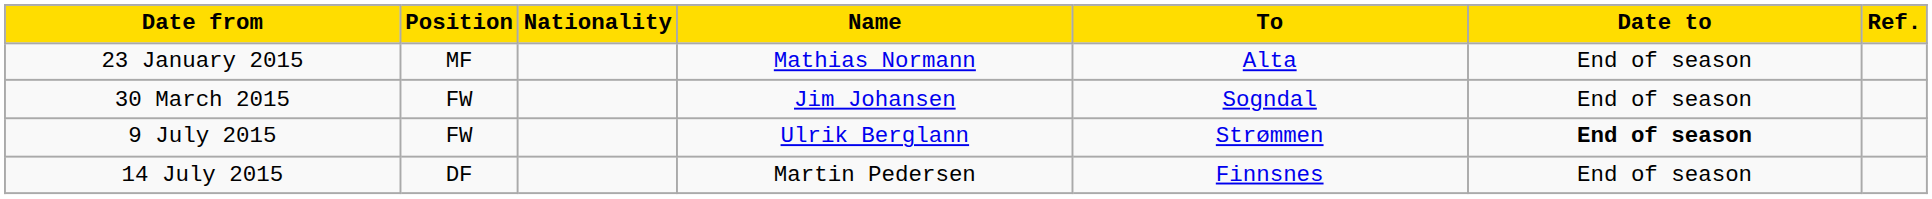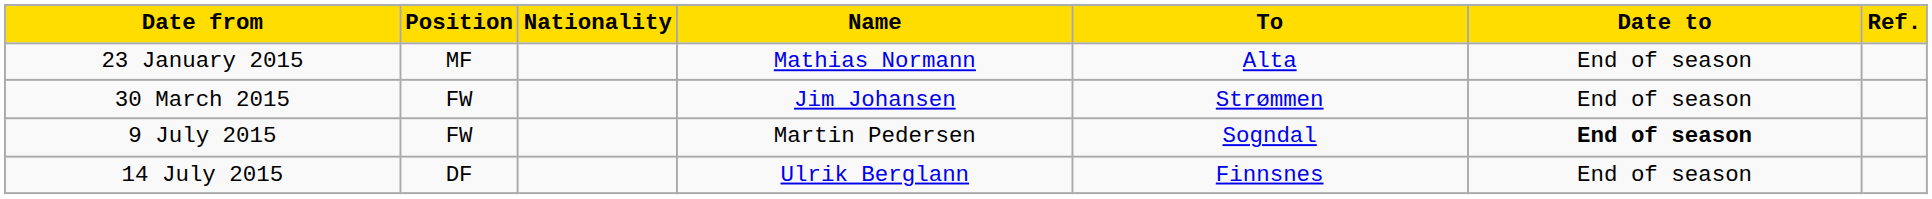(1270, 99) Sogndal -> (1270, 99) Strømmen
(875, 137) Ulrik Berglann -> (875, 137) Martin Pedersen
(1270, 137) Strømmen -> (1270, 137) Sogndal
(875, 174) Martin Pedersen -> (875, 174) Ulrik Berglann
